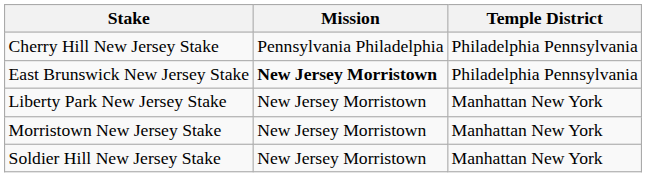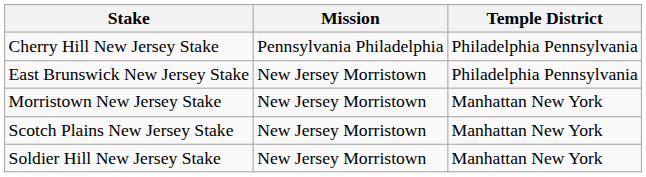(347, 74) bold -> (342, 74) normal
- row: (118, 102)
+ row: (121, 130)
